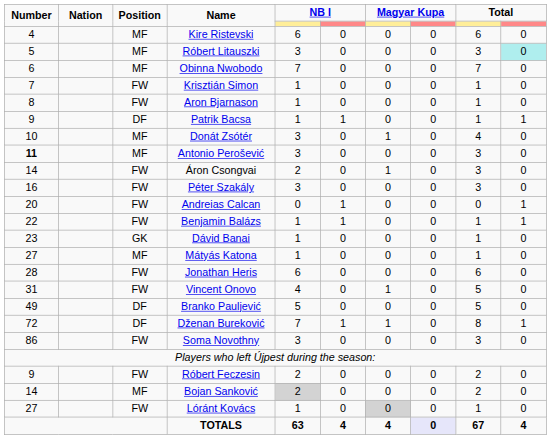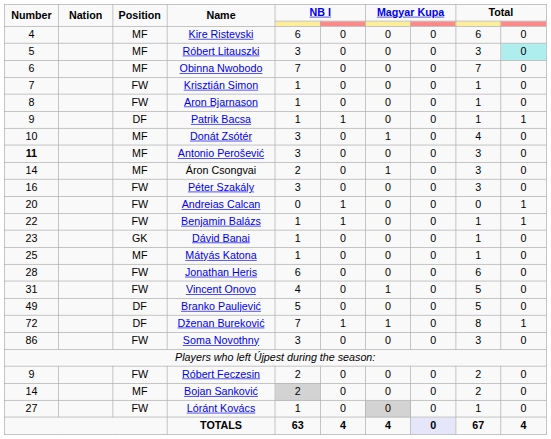(140, 170) FW -> (140, 170) MF
(31, 255) 27 -> (31, 255) 25
